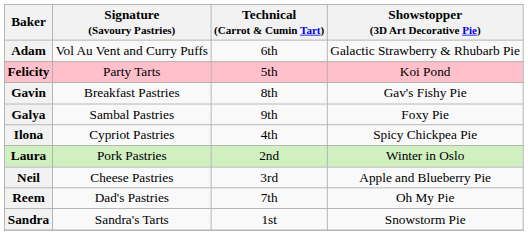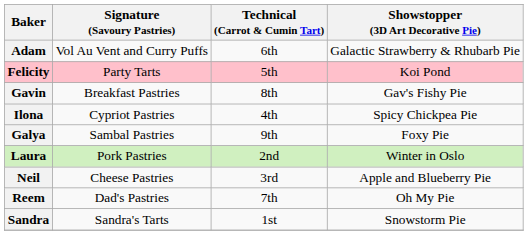rows swapped: (28, 114) <-> (28, 135)
